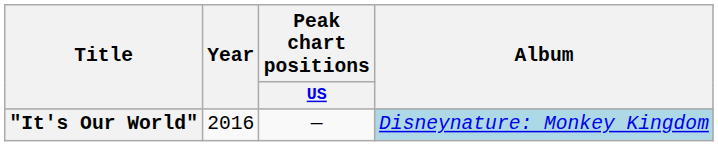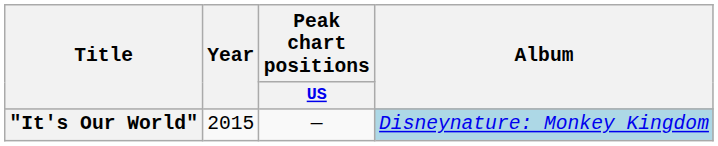(231, 124) 2016 -> (231, 124) 2015
